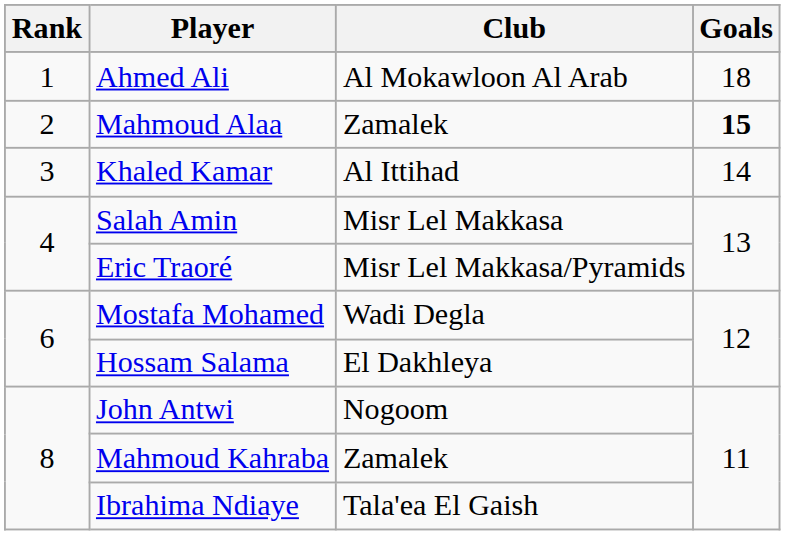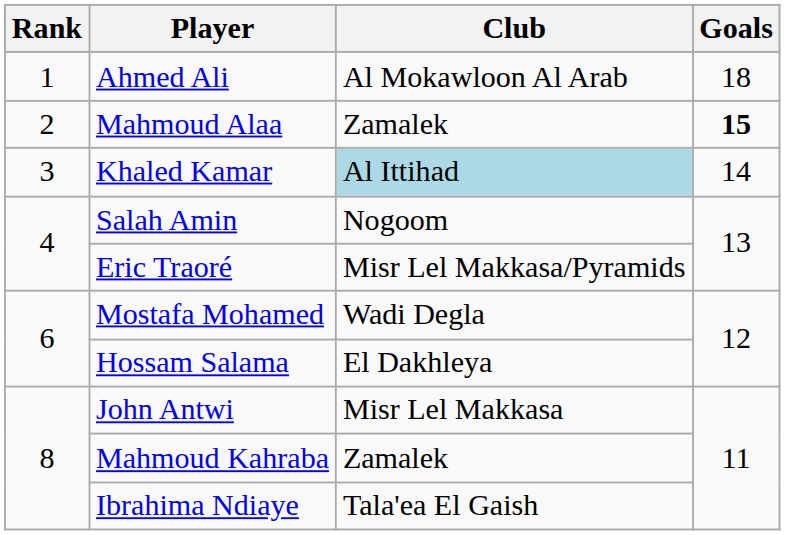(401, 171) no background -> (401, 171) lightblue background
(453, 219) Misr Lel Makkasa -> (396, 219) Nogoom
(396, 409) Nogoom -> (453, 409) Misr Lel Makkasa
